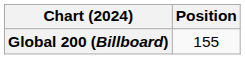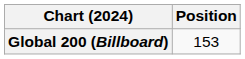(206, 41) 155 -> (206, 41) 153
